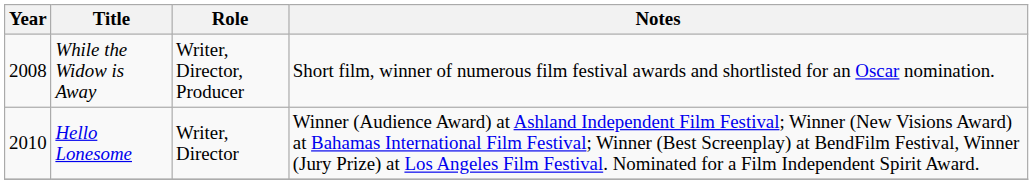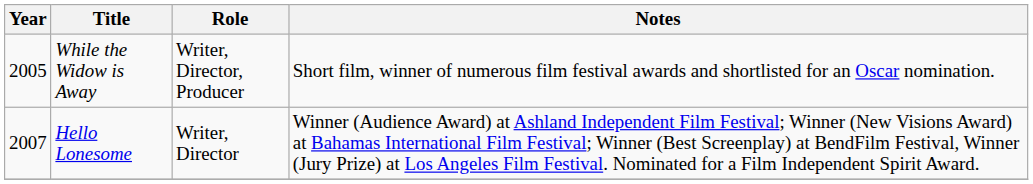(28, 70) 2008 -> (28, 70) 2005
(28, 143) 2010 -> (28, 143) 2007
